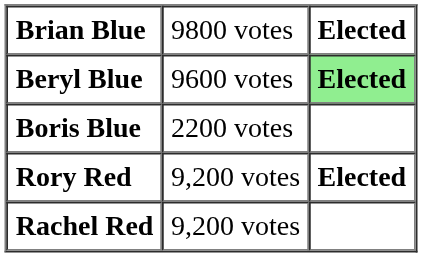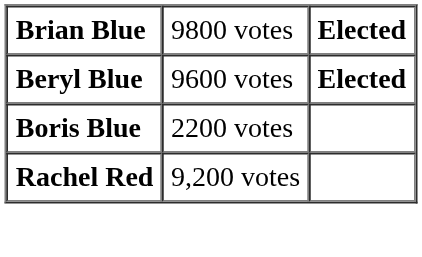(362, 78) lightgreen background -> (362, 78) no background
- row: (74, 176)
